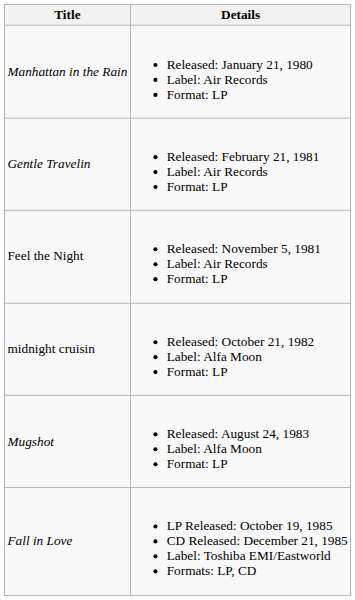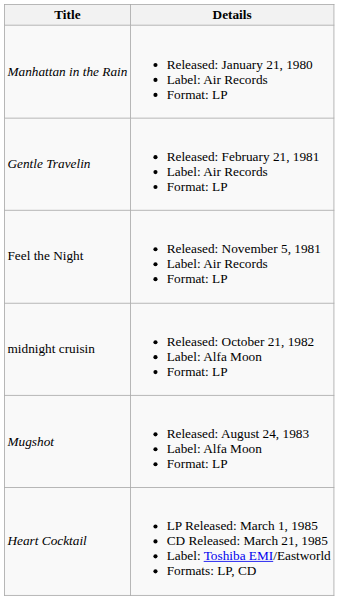+ row: (47, 541)
- row: (40, 541)
